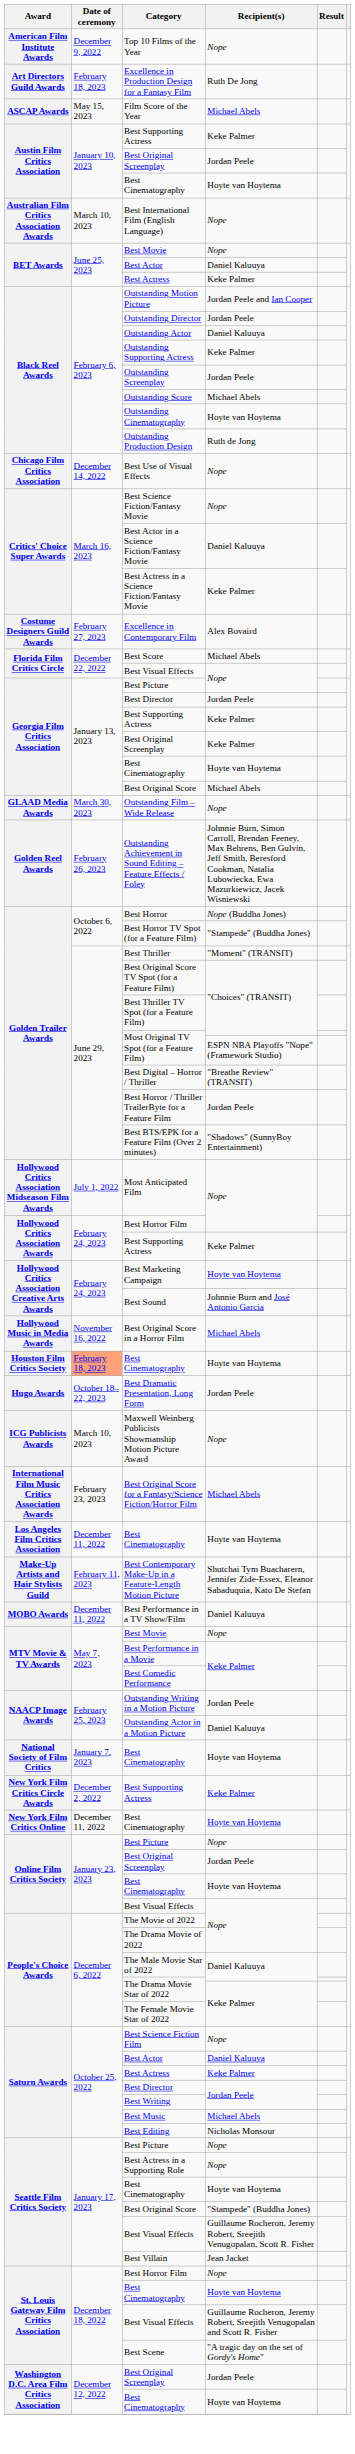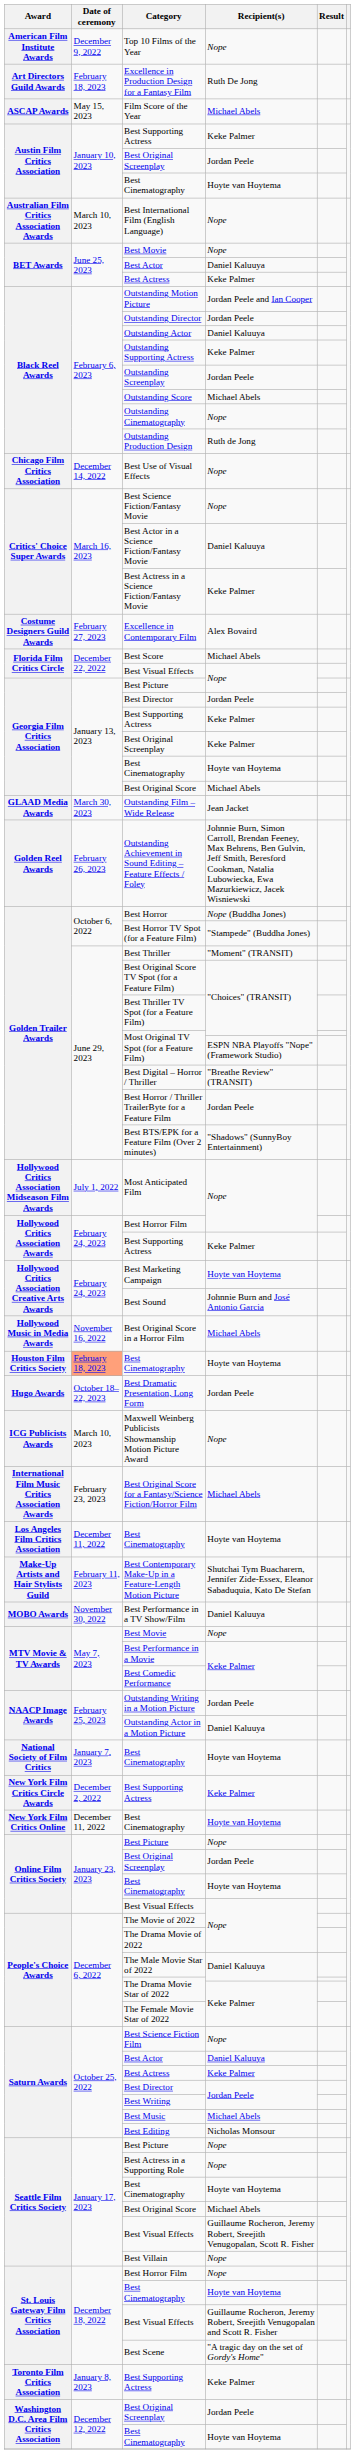(244, 416) Hoyte van Hoytema -> (217, 416) Nope
(217, 808) Nope -> (228, 808) Jean Jacket
(92, 1614) December 11, 2022 -> (93, 1614) November 30, 2022
(259, 2209) "Stampede" (Buddha Jones) -> (234, 2209) Michael Abels
(228, 2258) Jean Jacket -> (217, 2258) Nope
+ row: (38, 2382)
